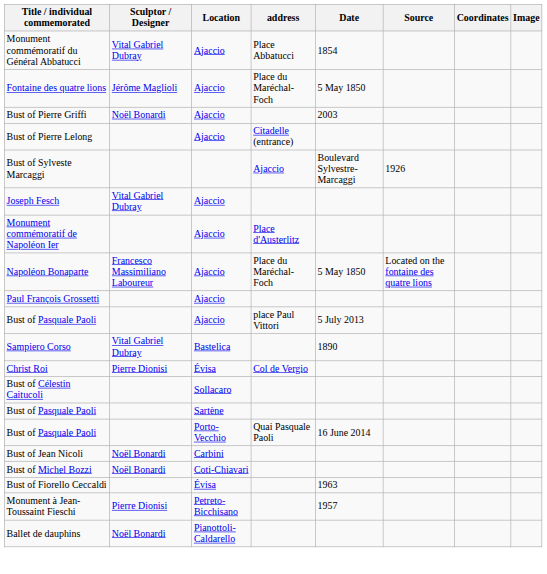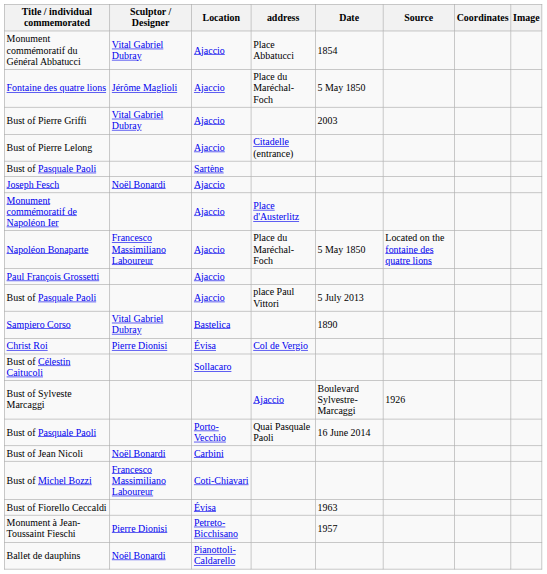(139, 115) Noël Bonardi -> (138, 120) Vital Gabriel Dubray
rows swapped: (39, 169) <-> (51, 411)
(138, 201) Vital Gabriel Dubray -> (139, 184) Noël Bonardi
(139, 469) Noël Bonardi -> (139, 480) Francesco Massimiliano Laboureur
